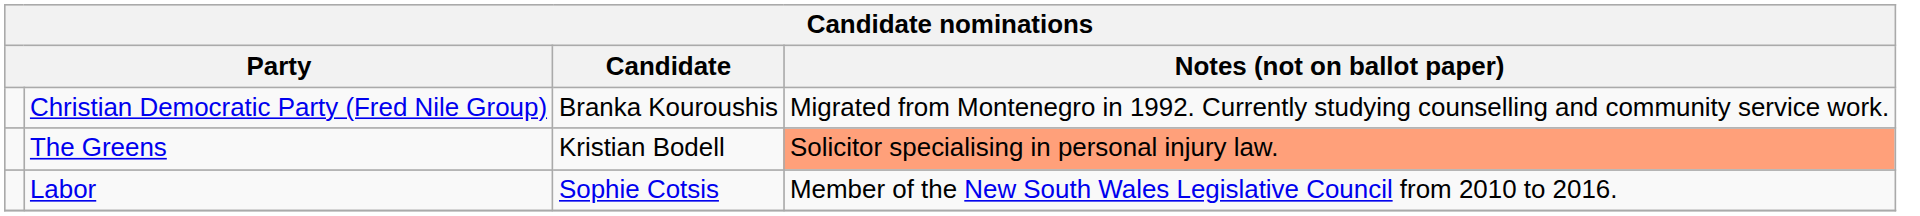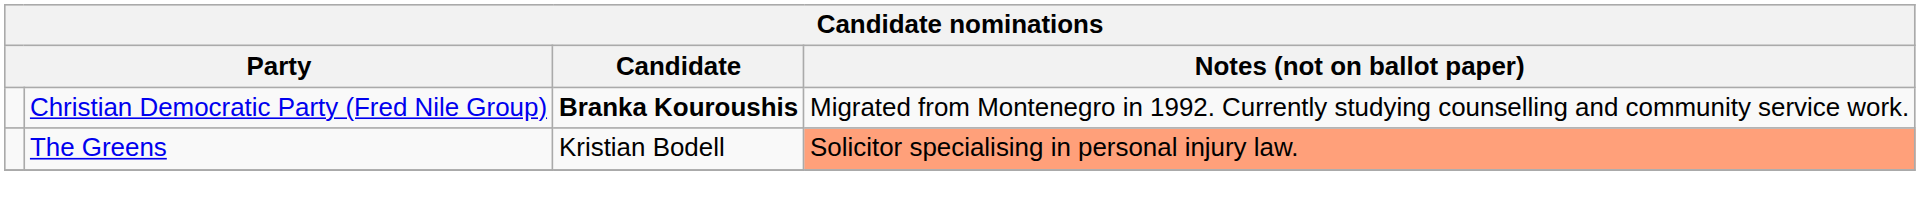(669, 107) normal -> (679, 107) bold
- row: (63, 189)
